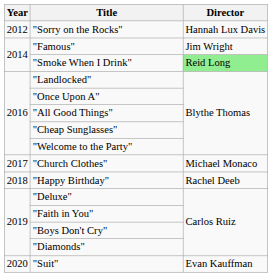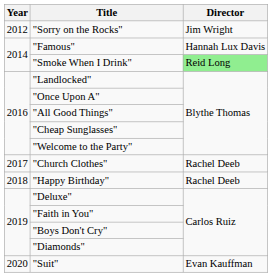(225, 29) Hannah Lux Davis -> (209, 29) Jim Wright
(209, 46) Jim Wright -> (225, 46) Hannah Lux Davis
(221, 163) Michael Monaco -> (213, 163) Rachel Deeb
